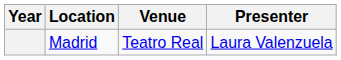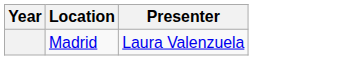- column: (163, 17)
